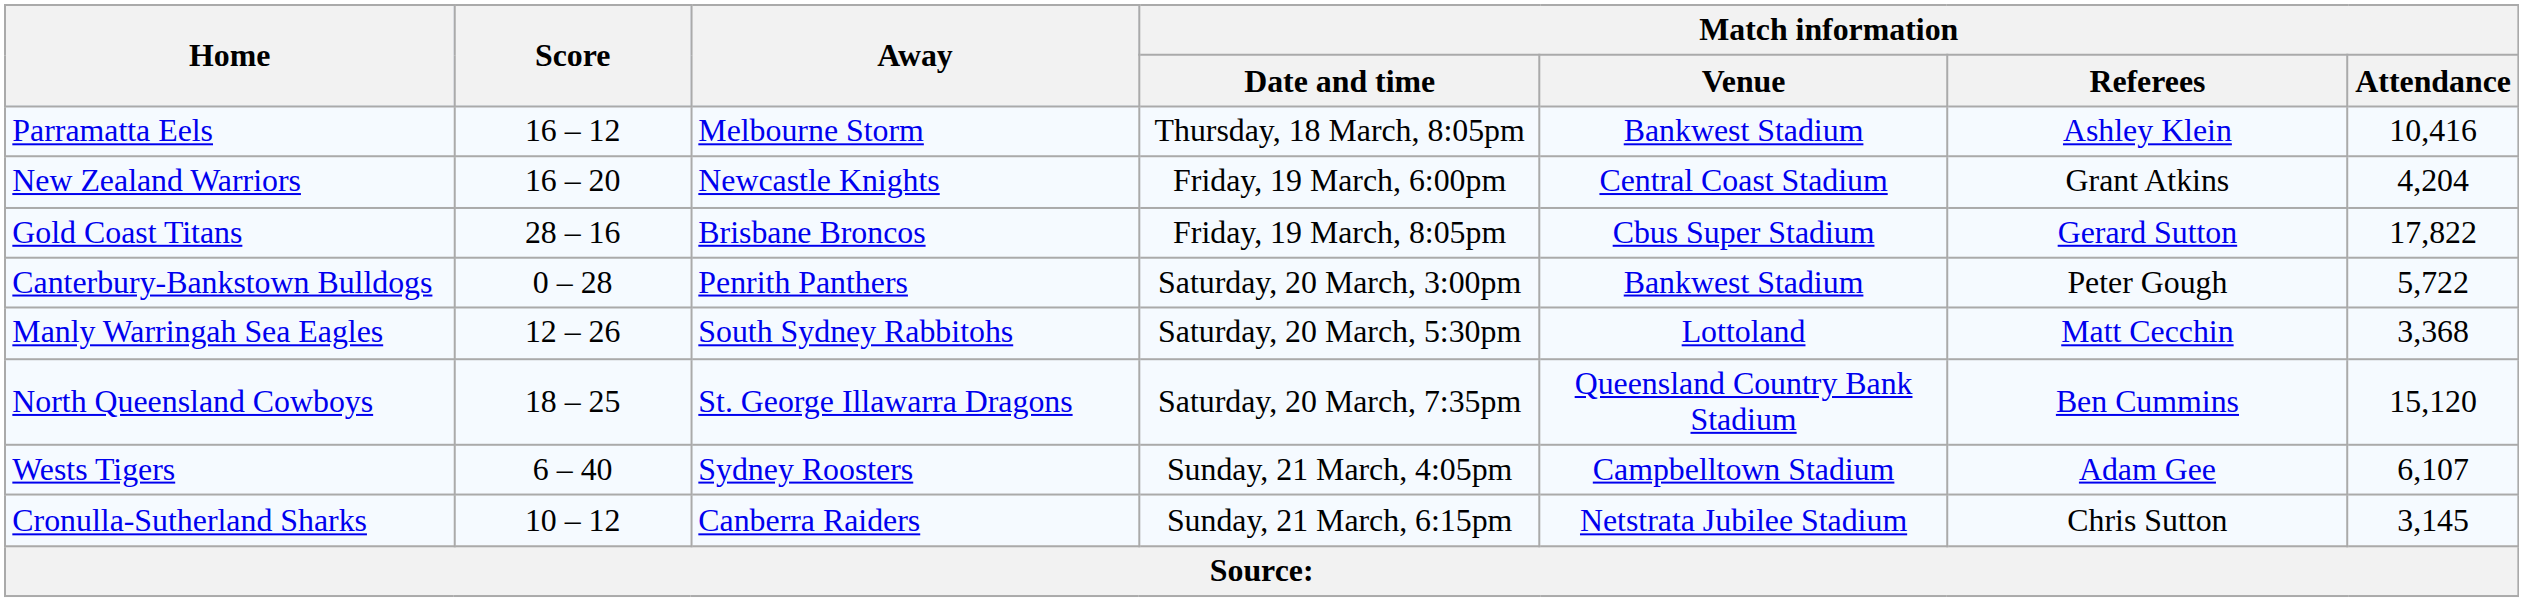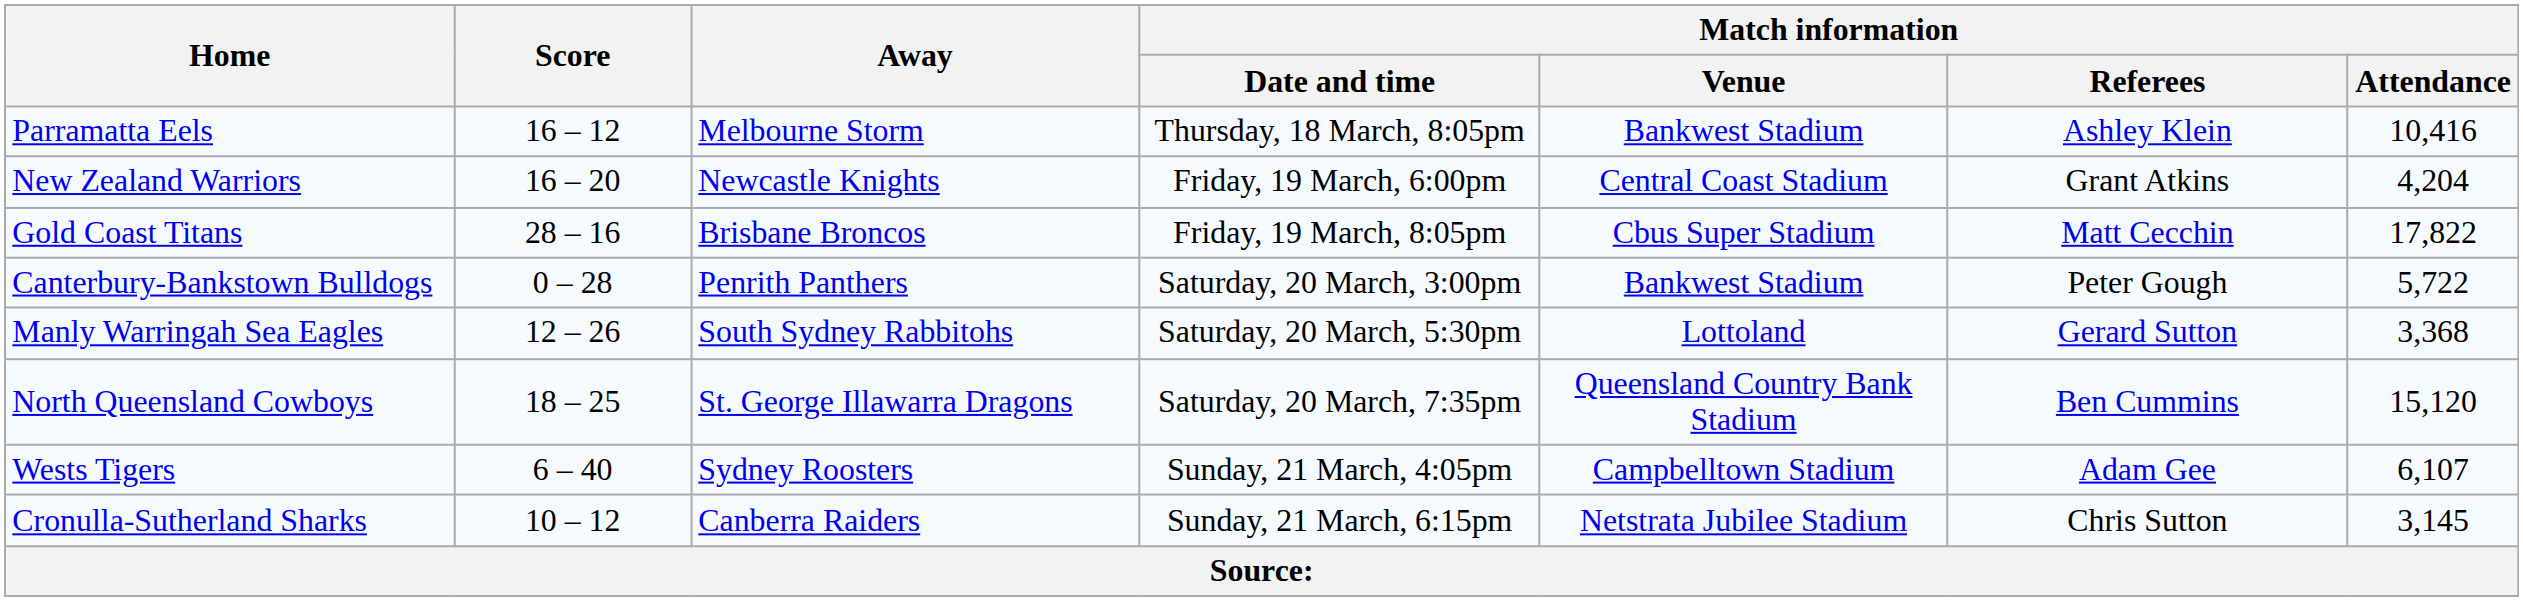(2147, 231) Gerard Sutton -> (2147, 231) Matt Cecchin
(2147, 332) Matt Cecchin -> (2147, 332) Gerard Sutton
